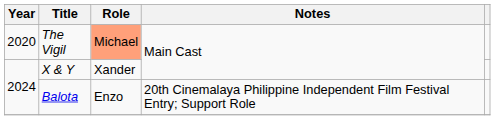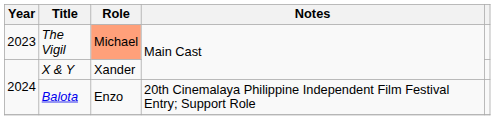(22, 42) 2020 -> (22, 42) 2023
